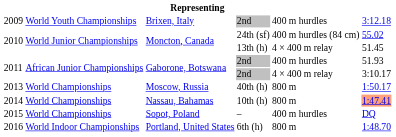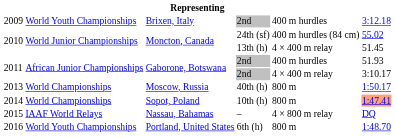(180, 100) Nassau, Bahamas -> (173, 100) Sopot, Poland
(68, 114) World Championships -> (64, 114) IAAF World Relays
(173, 114) Sopot, Poland -> (180, 114) Nassau, Bahamas
(300, 114) 400 m hurdles -> (302, 114) 4 × 800 m relay
(82, 127) World Indoor Championships -> (81, 127) World Youth Championships
